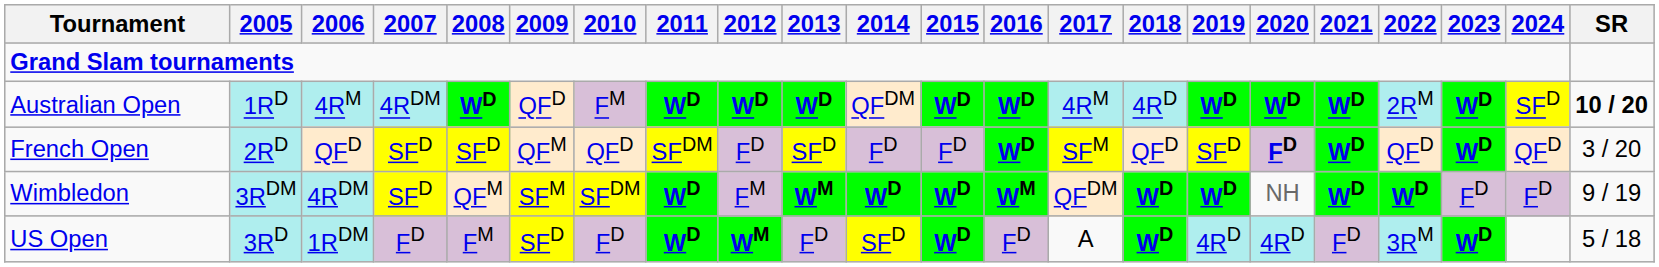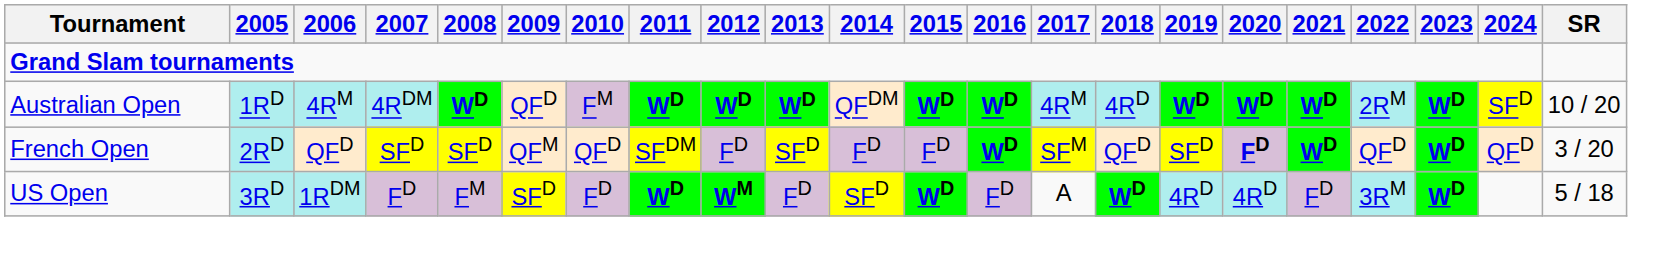(1612, 103) bold -> (1584, 103) normal
- row: (70, 193)
